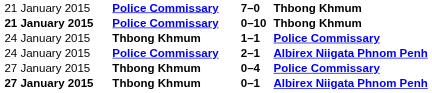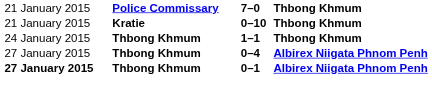(49, 23) bold -> (47, 23) normal
(166, 23) Police Commissary -> (129, 23) Kratie
(327, 38) Police Commissary -> (318, 38) Thbong Khmum
- row: (250, 53)
(327, 68) Police Commissary -> (351, 53) Albirex Niigata Phnom Penh
